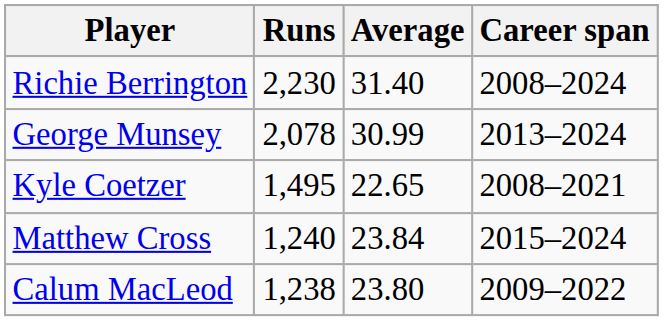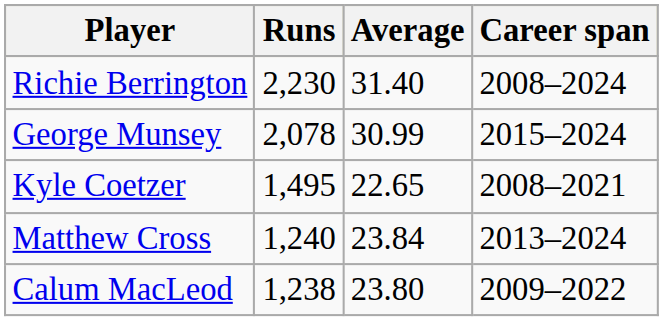(553, 133) 2013–2024 -> (553, 133) 2015–2024
(553, 237) 2015–2024 -> (553, 237) 2013–2024
